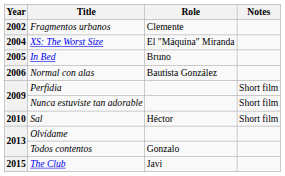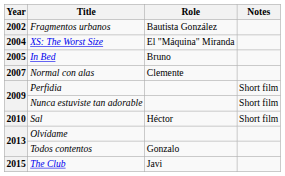(165, 27) Clemente -> (182, 27) Bautista González
(16, 73) 2006 -> (16, 73) 2007
(182, 73) Bautista González -> (165, 73) Clemente
